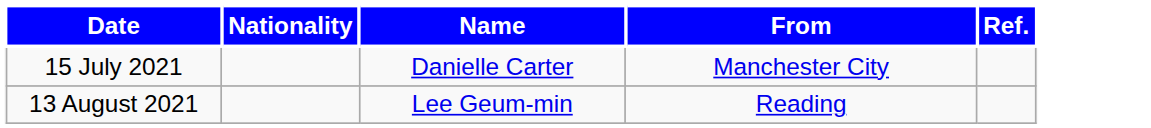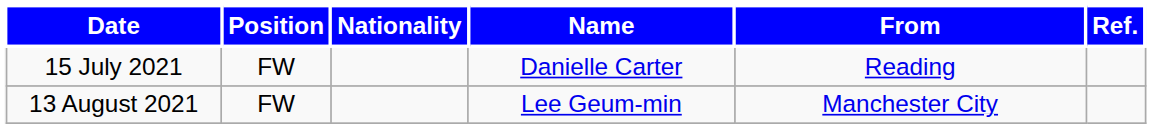+ column: (276, 26)
(801, 66) Manchester City -> (910, 66) Reading
(801, 105) Reading -> (910, 105) Manchester City
